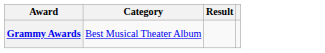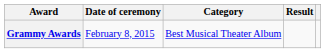+ column: (123, 12)
